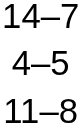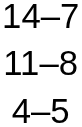rows swapped: (41, 63) <-> (41, 111)
